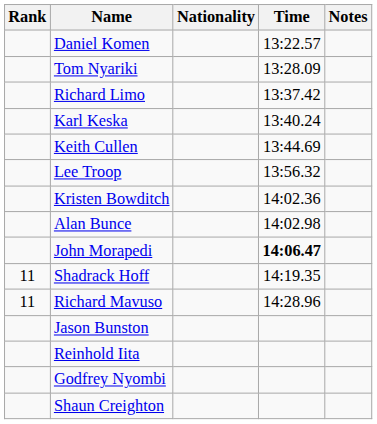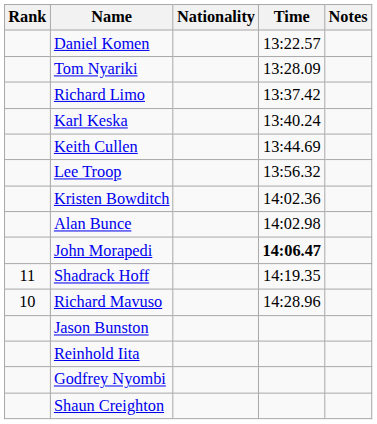(27, 302) 11 -> (27, 302) 10
